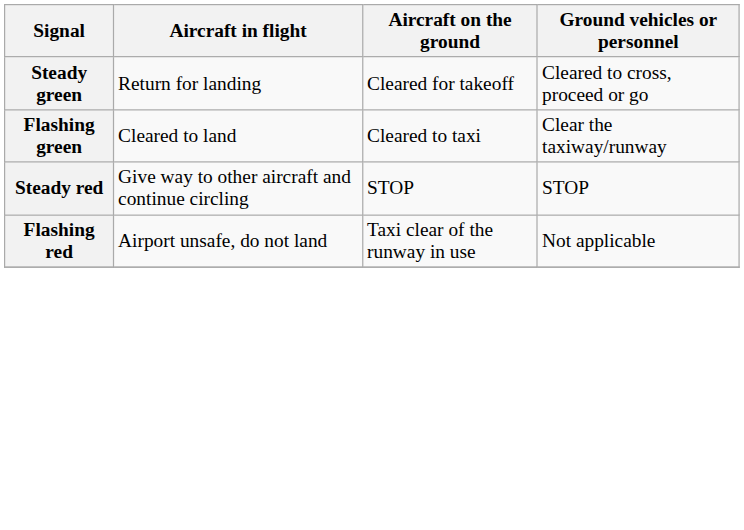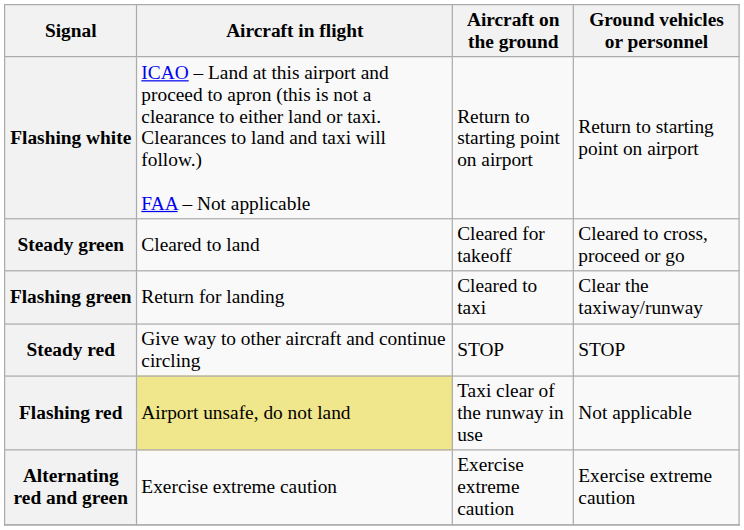+ row: (71, 137)
(190, 83) Return for landing -> (200, 244) Cleared to land
(177, 135) Cleared to land -> (213, 297) Return for landing
(223, 240) no background -> (246, 412) khaki background
+ row: (71, 487)
